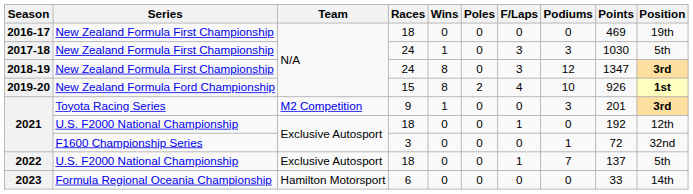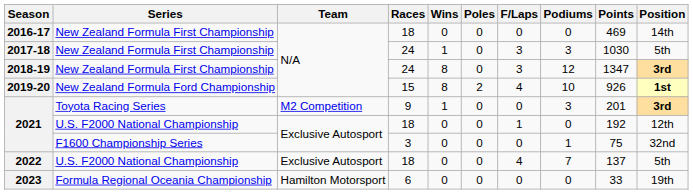(662, 32) 19th -> (662, 32) 14th
(616, 143) 72 -> (616, 143) 75
(519, 161) 1 -> (519, 161) 4
(662, 180) 14th -> (662, 180) 19th
